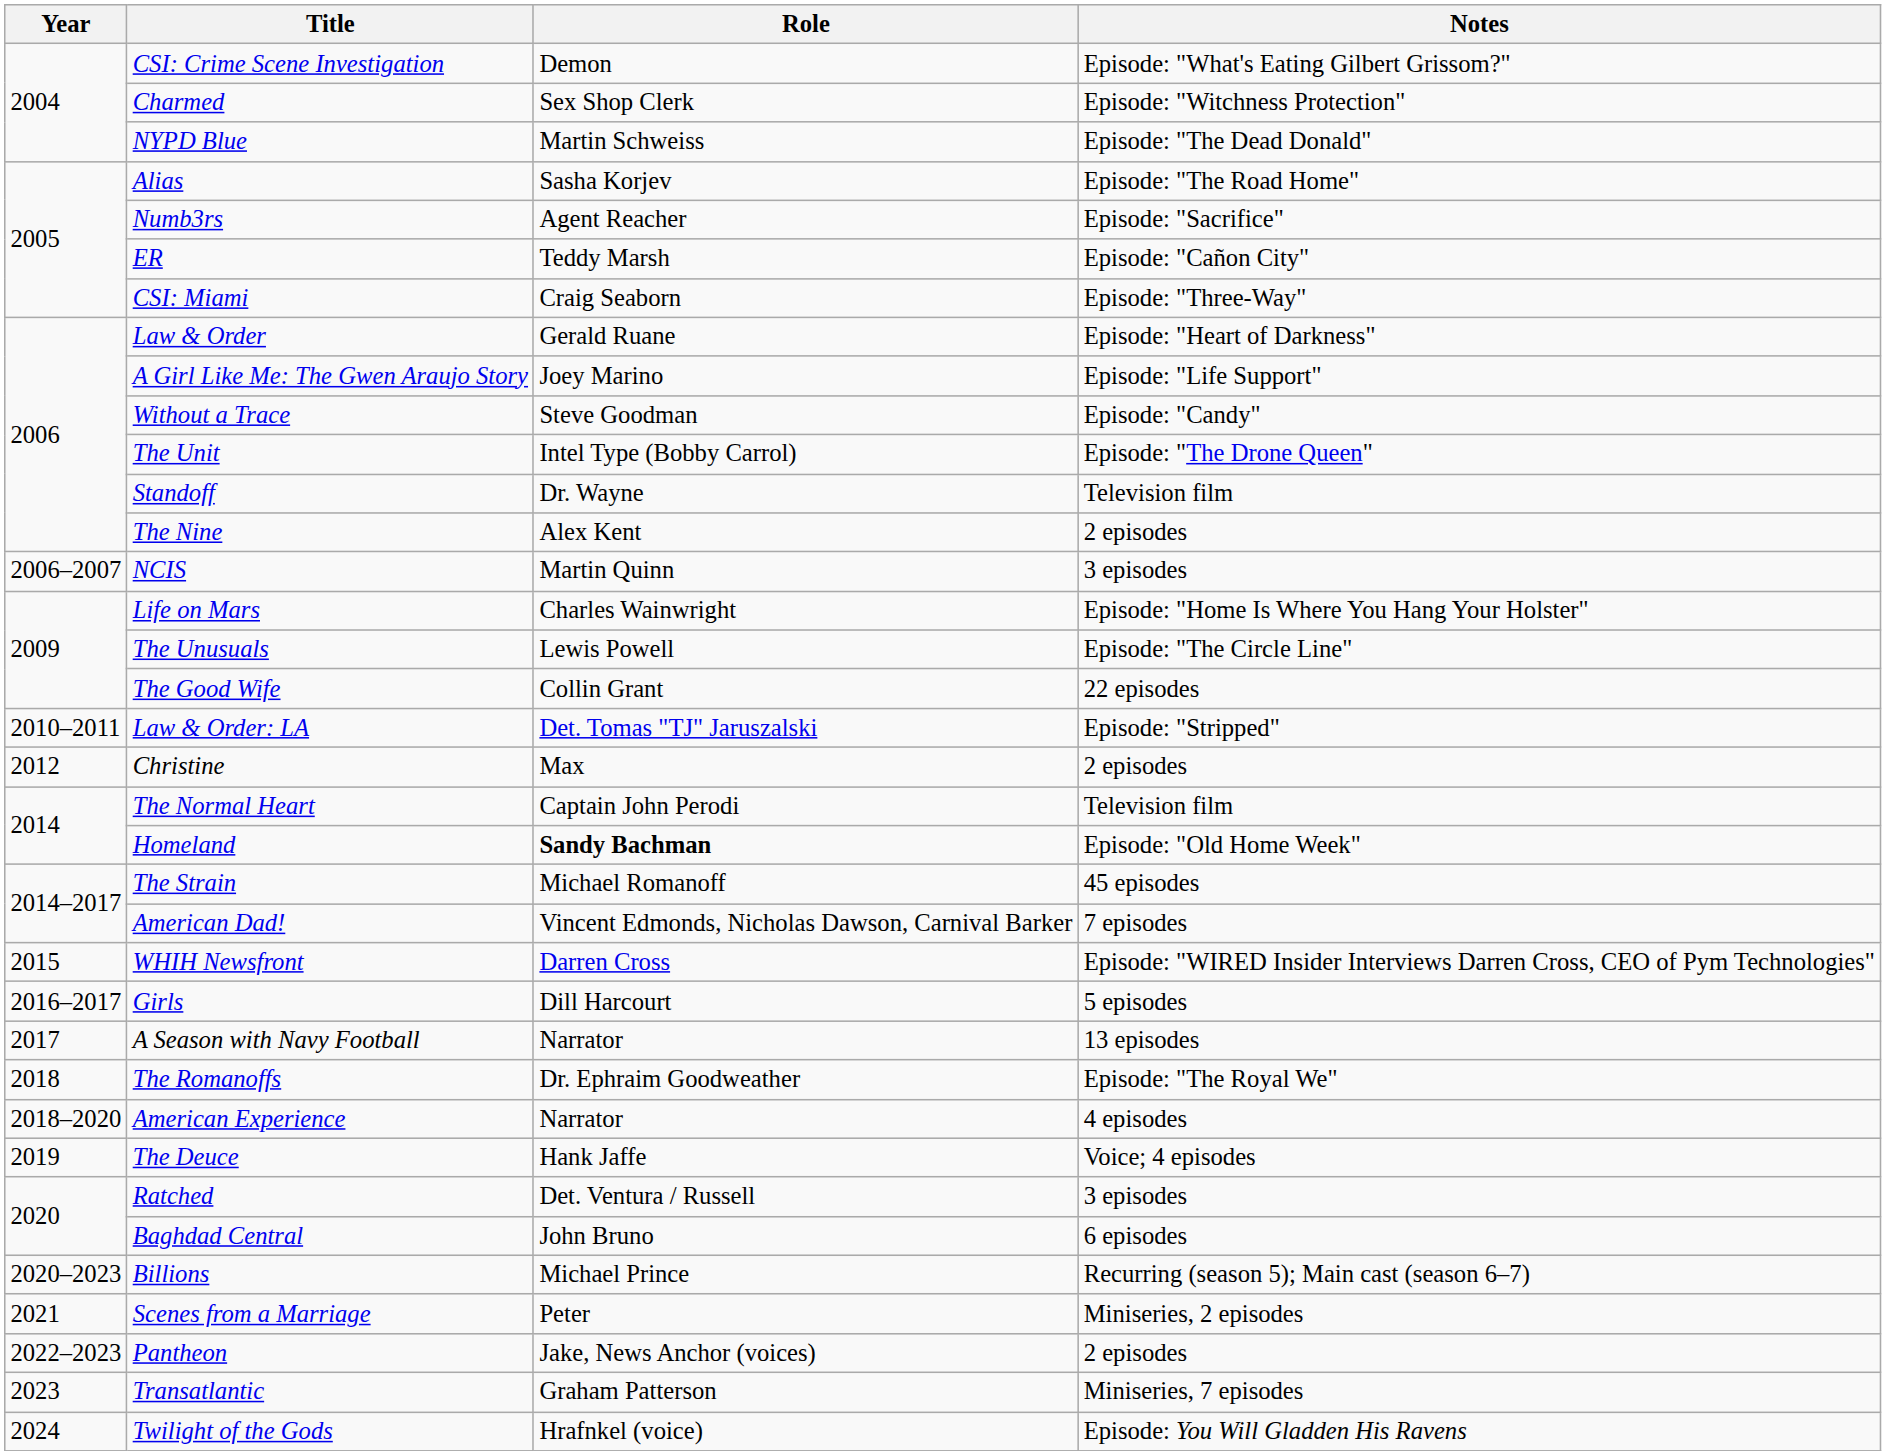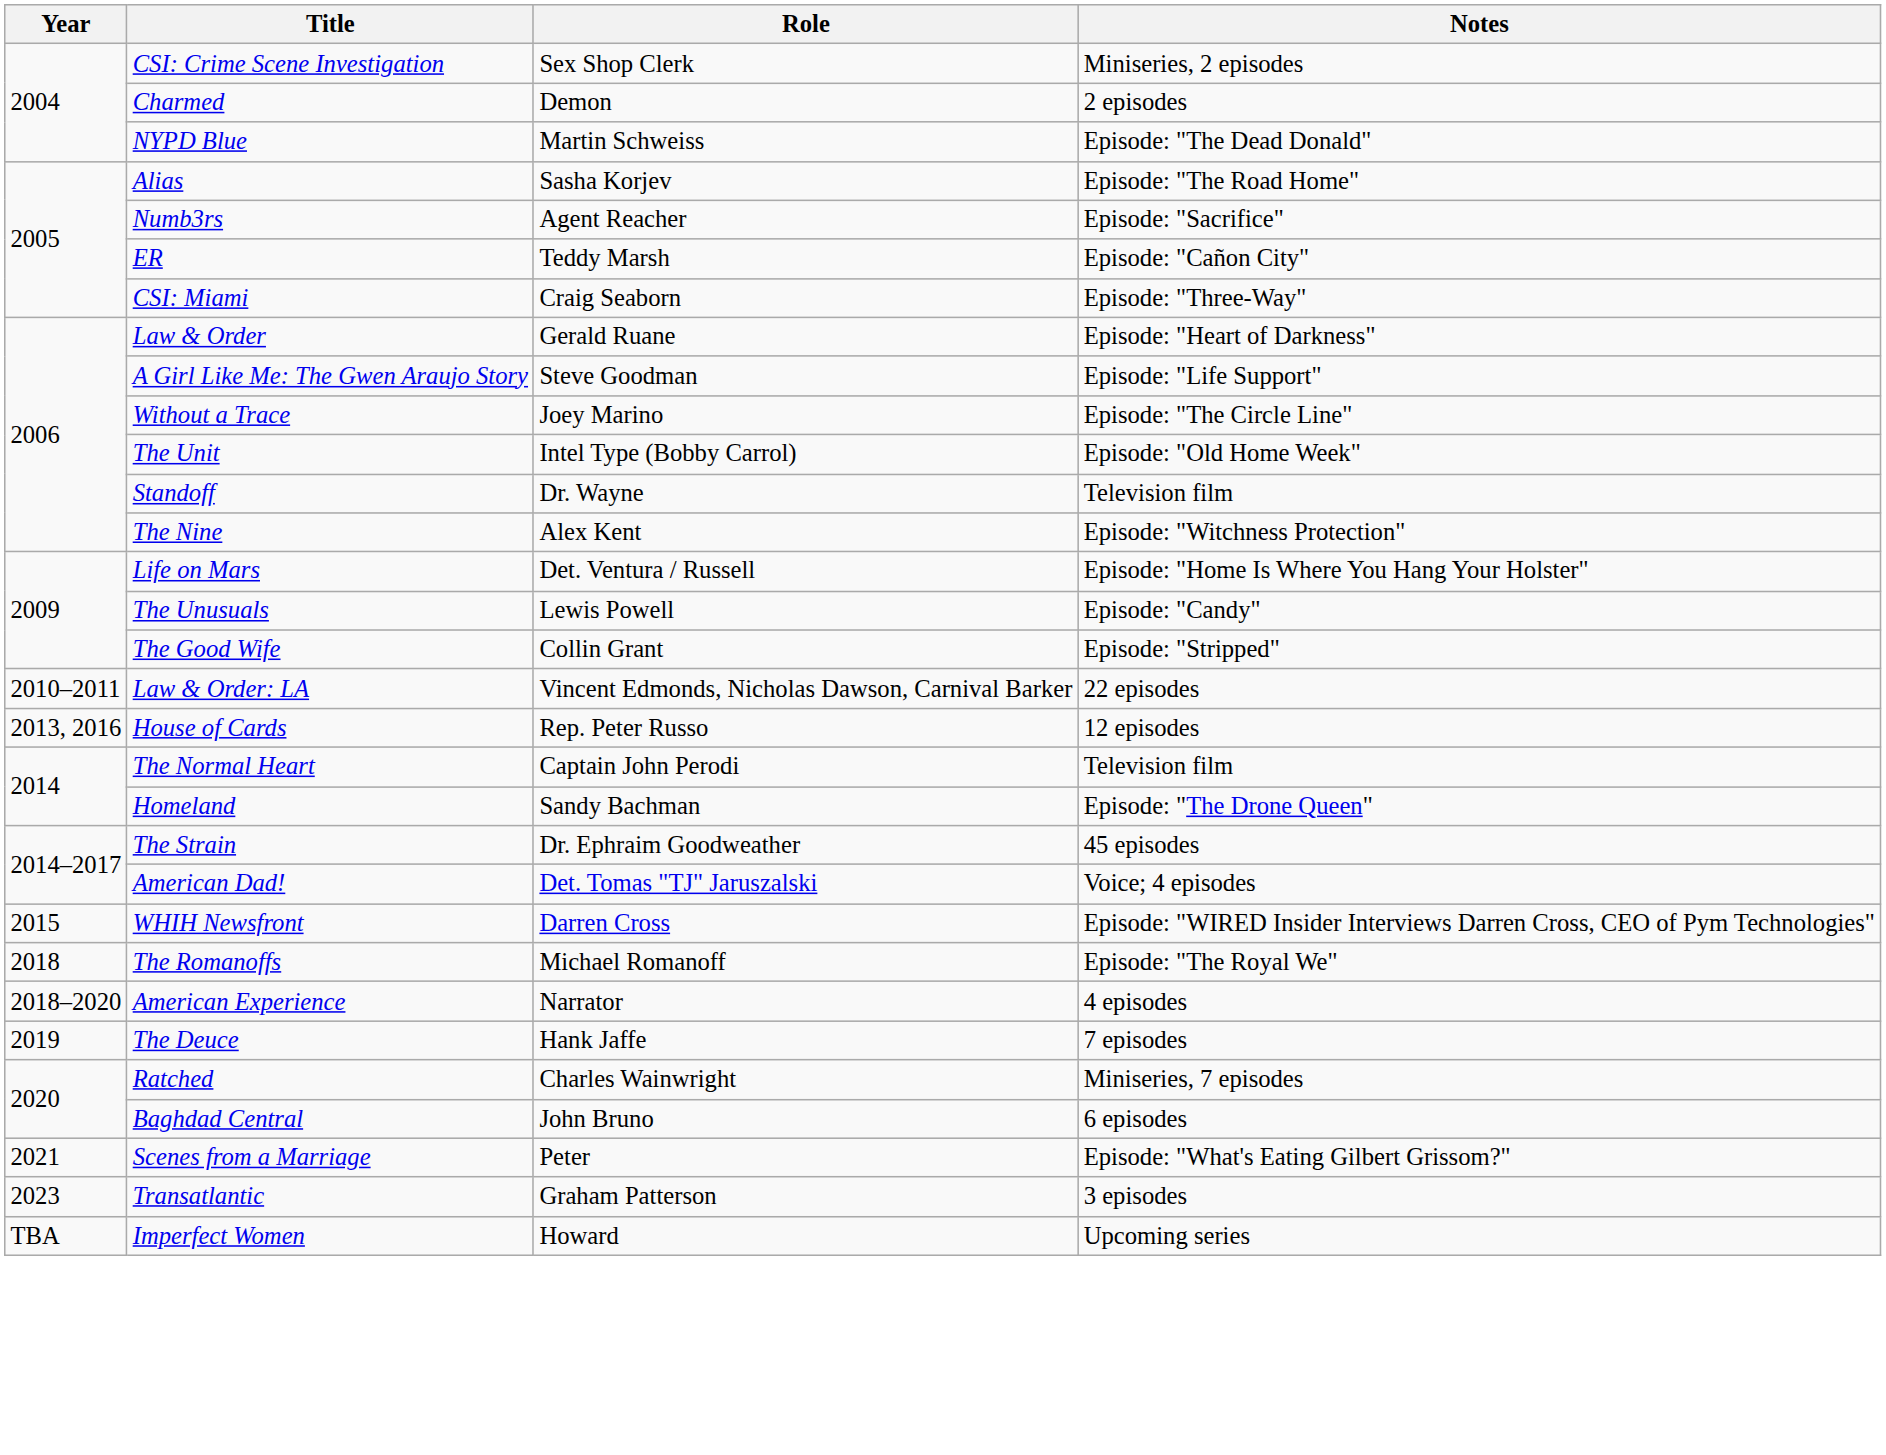(576, 63) Demon -> (617, 63) Sex Shop Clerk
(1297, 63) Episode: "What's Eating Gilbert Grissom?" -> (1194, 63) Miniseries, 2 episodes
(617, 102) Sex Shop Clerk -> (576, 102) Demon
(1245, 102) Episode: "Witchness Protection" -> (1135, 102) 2 episodes
(601, 375) Joey Marino -> (618, 375) Steve Goodman
(618, 414) Steve Goodman -> (601, 414) Joey Marino
(1172, 414) Episode: "Candy" -> (1218, 414) Episode: "The Circle Line"
(1228, 453) Episode: "The Drone Queen" -> (1222, 453) Episode: "Old Home Week"
(1135, 532) 2 episodes -> (1245, 532) Episode: "Witchness Protection"
- row: (159, 571)
(638, 610) Charles Wainwright -> (647, 571) Det. Ventura / Russell
(1218, 649) Episode: "The Circle Line" -> (1172, 610) Episode: "Candy"
(1142, 688) 22 episodes -> (1182, 649) Episode: "Stripped"
(678, 727) Det. Tomas "TJ" Jaruszalski -> (806, 688) Vincent Edmonds, Nicholas Dawson, Carnival Barker
(1182, 727) Episode: "Stripped" -> (1142, 688) 22 episodes
- row: (179, 766)
+ row: (210, 727)
(625, 844) bold -> (620, 805) normal
(1222, 844) Episode: "Old Home Week" -> (1228, 805) Episode: "The Drone Queen"
(633, 883) Michael Romanoff -> (670, 844) Dr. Ephraim Goodweather
(806, 922) Vincent Edmonds, Nicholas Dawson, Carnival Barker -> (678, 883) Det. Tomas "TJ" Jaruszalski
(1135, 922) 7 episodes -> (1170, 883) Voice; 4 episodes
- row: (158, 1000)
- row: (276, 1040)
(670, 1079) Dr. Ephraim Goodweather -> (633, 961) Michael Romanoff
(1170, 1157) Voice; 4 episodes -> (1135, 1040) 7 episodes
(647, 1196) Det. Ventura / Russell -> (638, 1079) Charles Wainwright
(1135, 1196) 3 episodes -> (1194, 1079) Miniseries, 7 episodes
- row: (171, 1274)
(1194, 1313) Miniseries, 2 episodes -> (1297, 1157) Episode: "What's Eating Gilbert Grissom?"
- row: (180, 1352)
(1194, 1391) Miniseries, 7 episodes -> (1135, 1196) 3 episodes
- row: (233, 1430)
+ row: (219, 1235)
